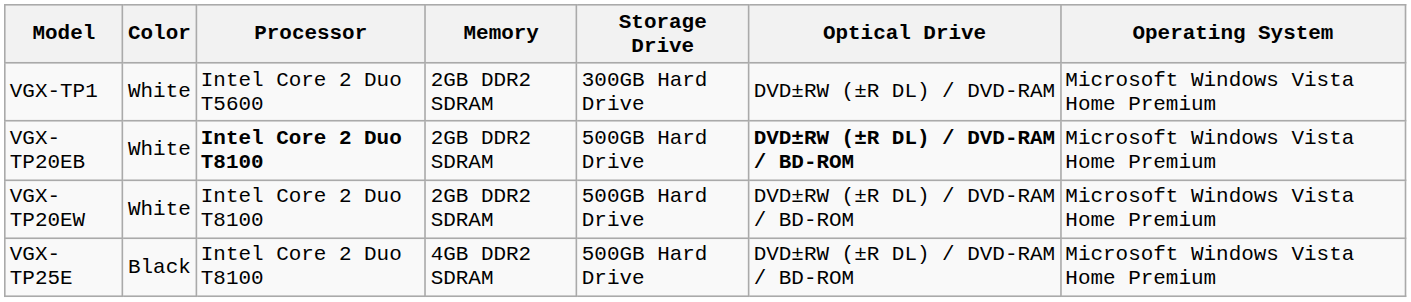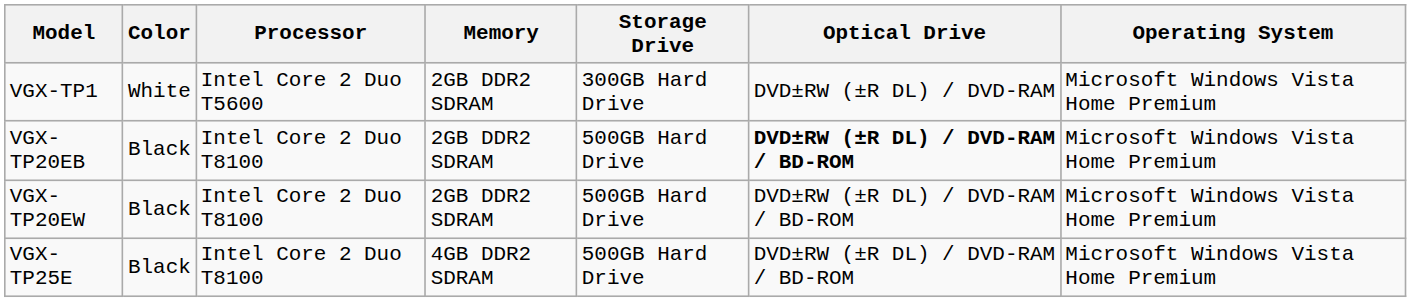(159, 150) White -> (159, 150) Black
(301, 150) bold -> (301, 150) normal
(159, 209) White -> (159, 209) Black
